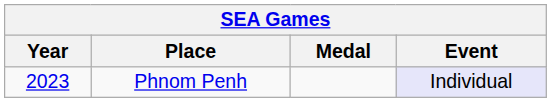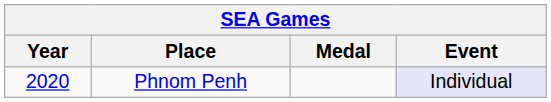(48, 81) 2023 -> (48, 81) 2020
